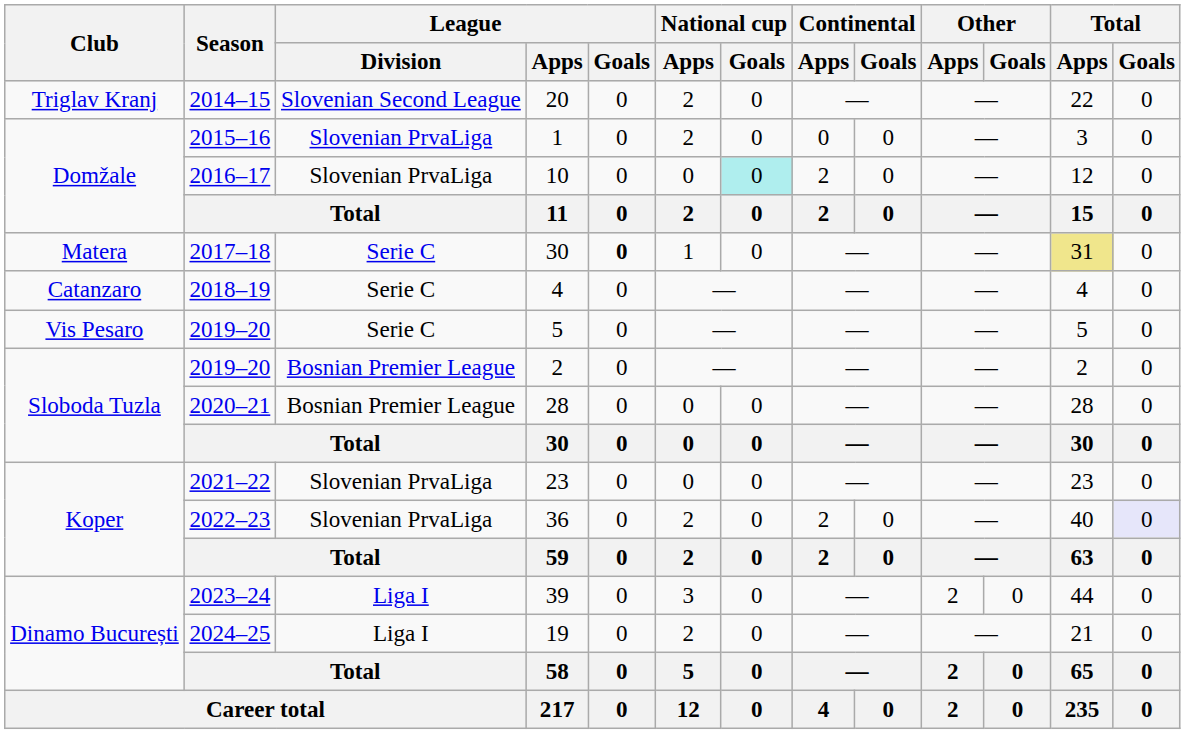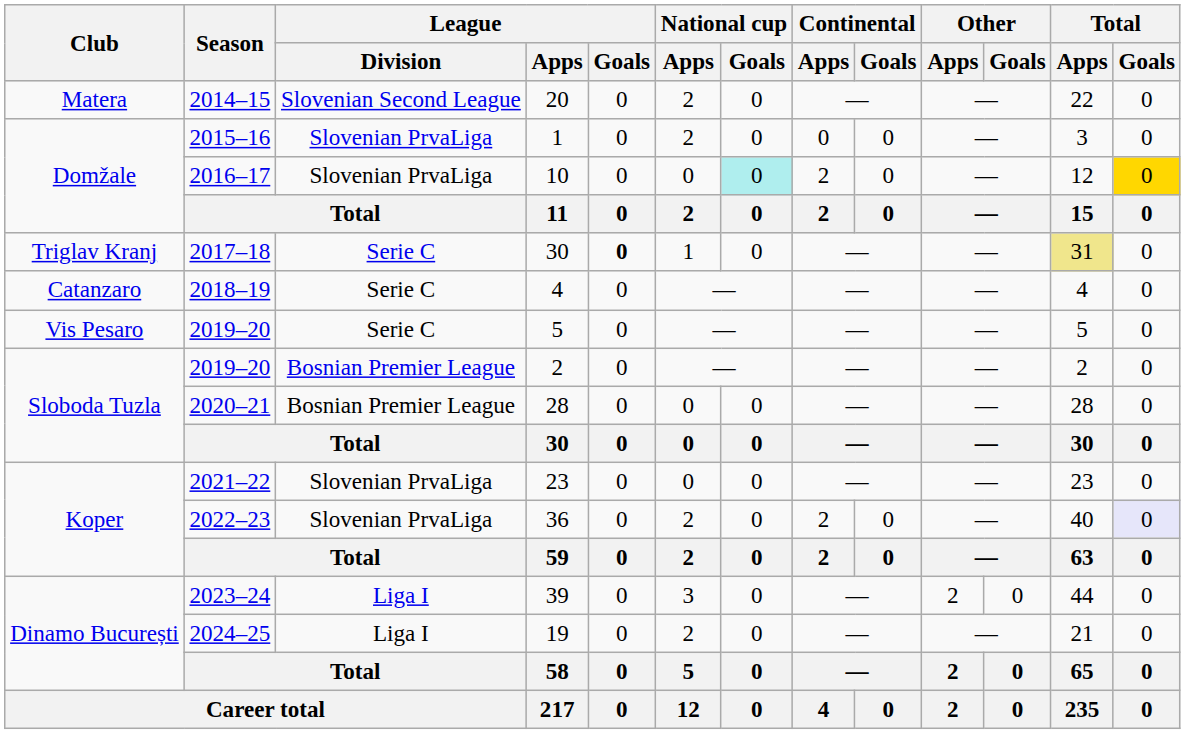(94, 99) Triglav Kranj -> (94, 99) Matera
(1147, 176) no background -> (1147, 176) gold background
(94, 252) Matera -> (94, 252) Triglav Kranj
